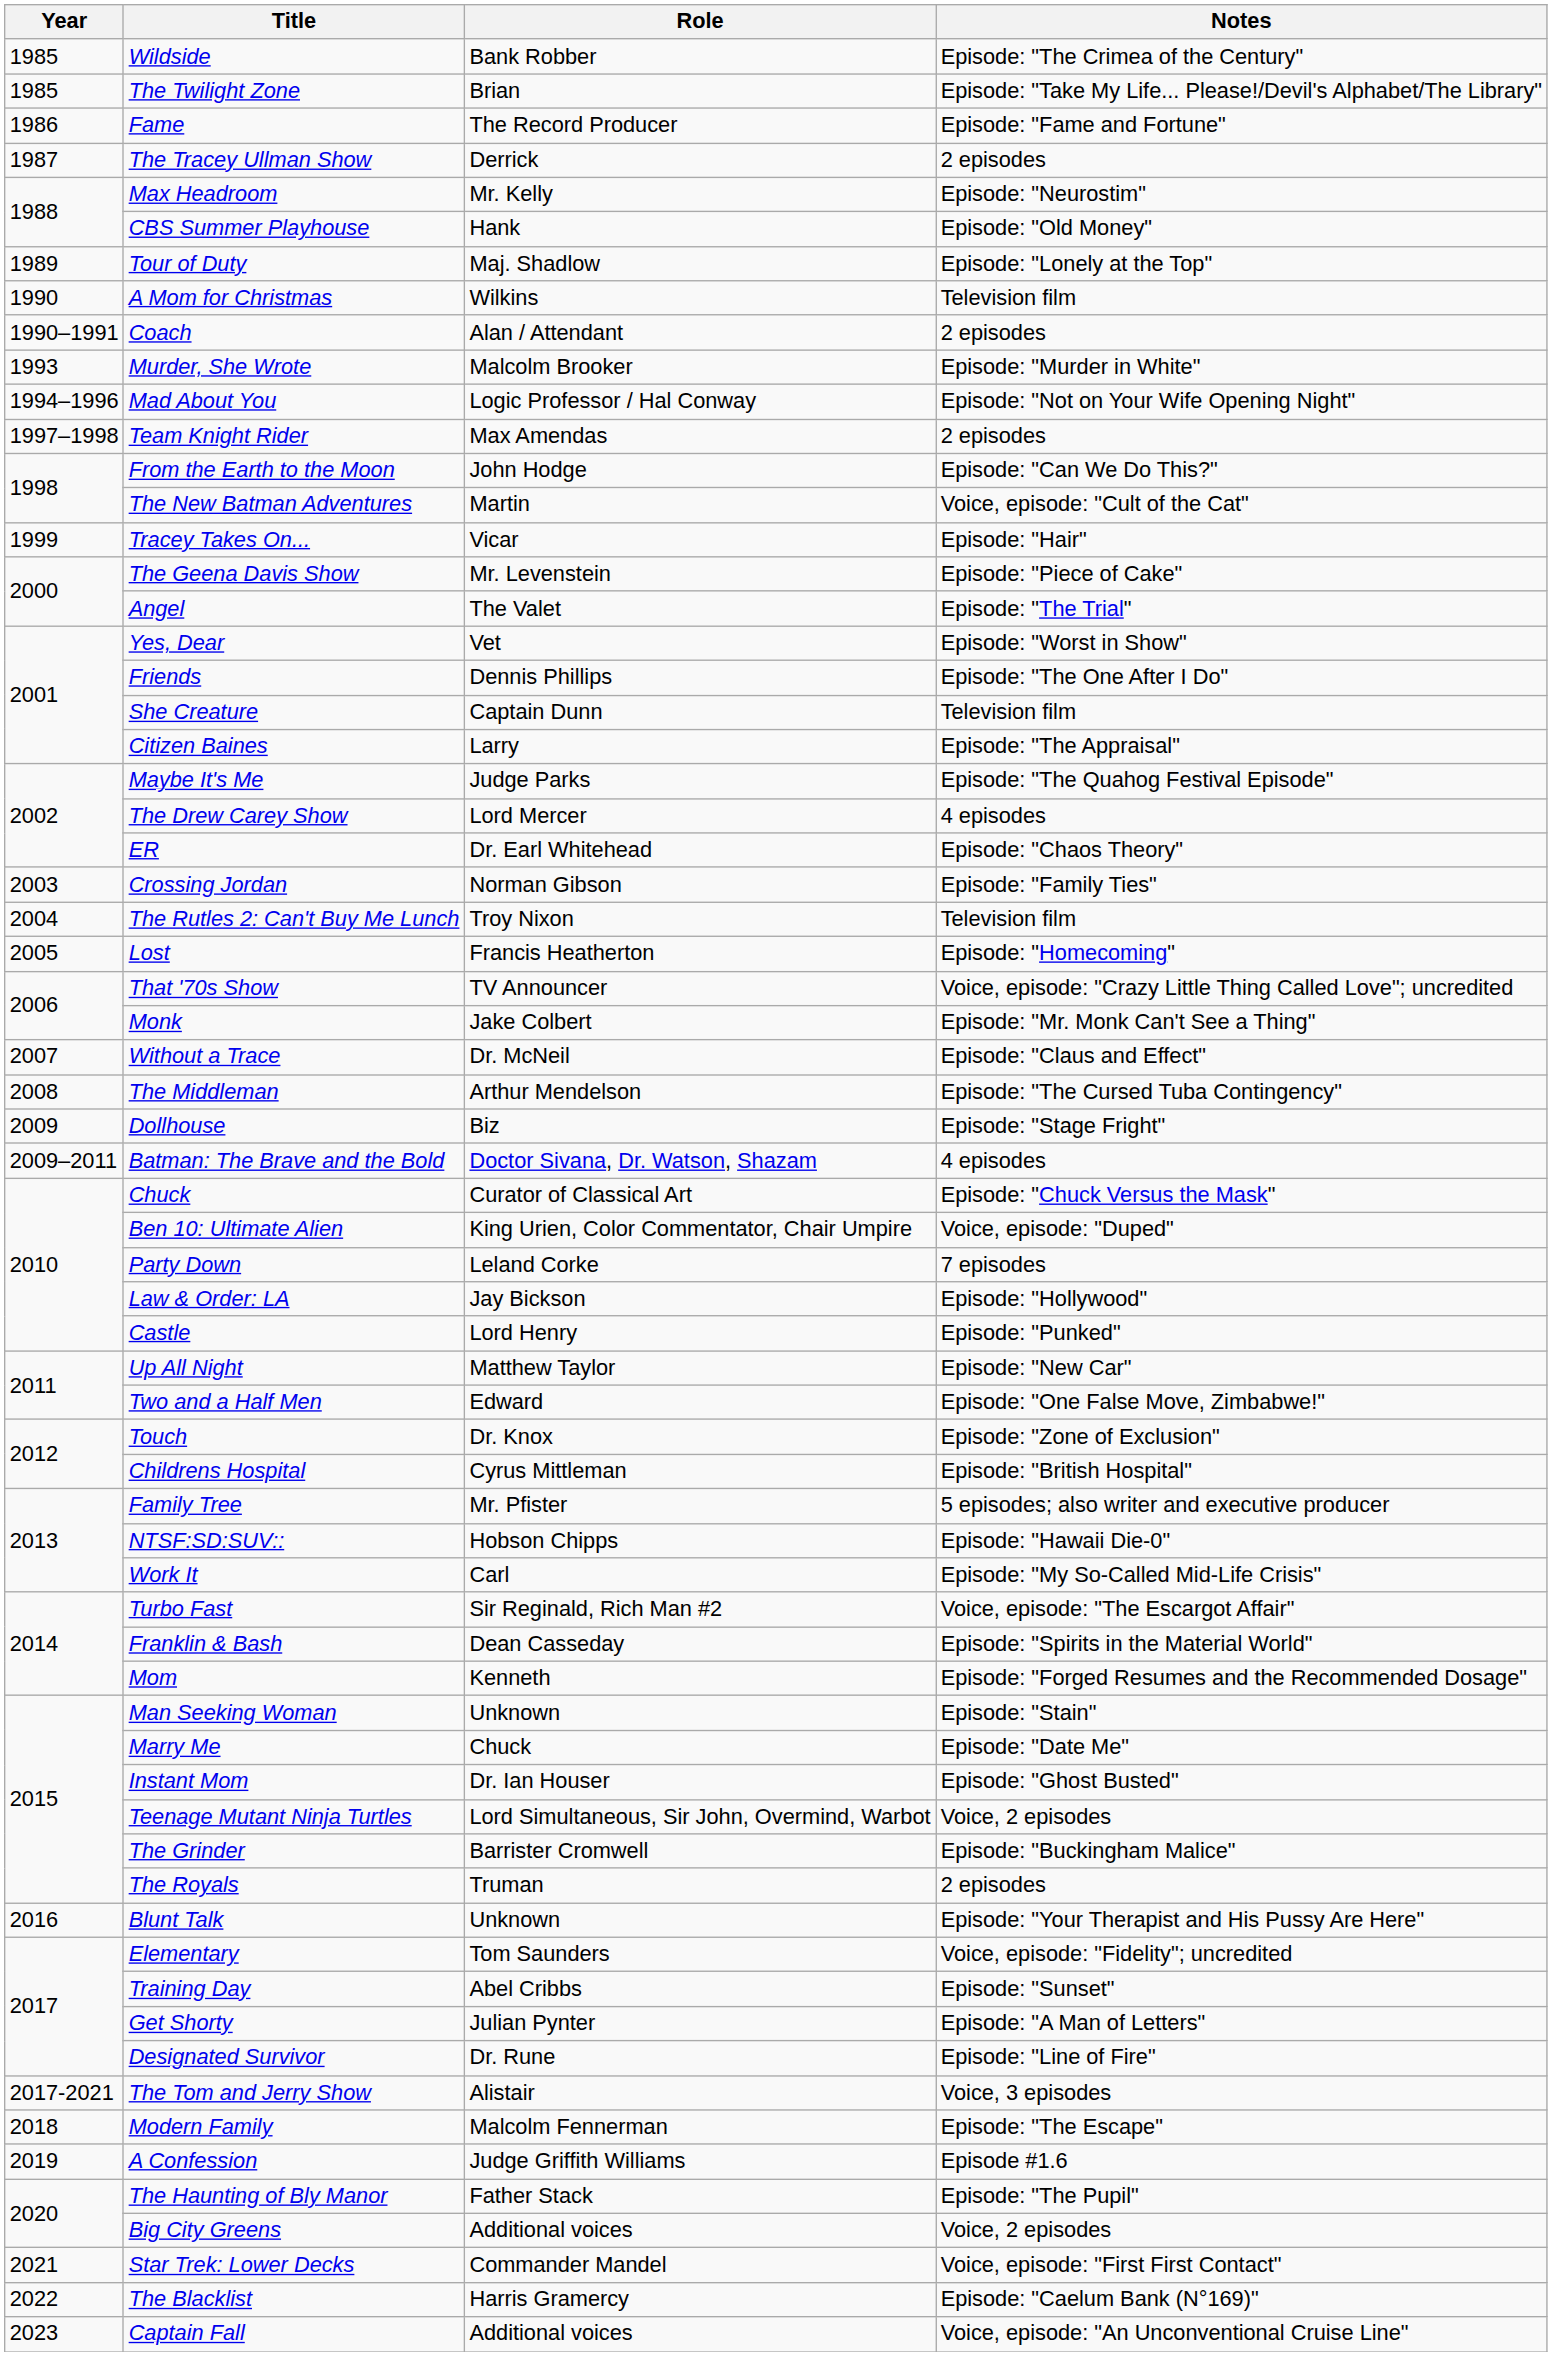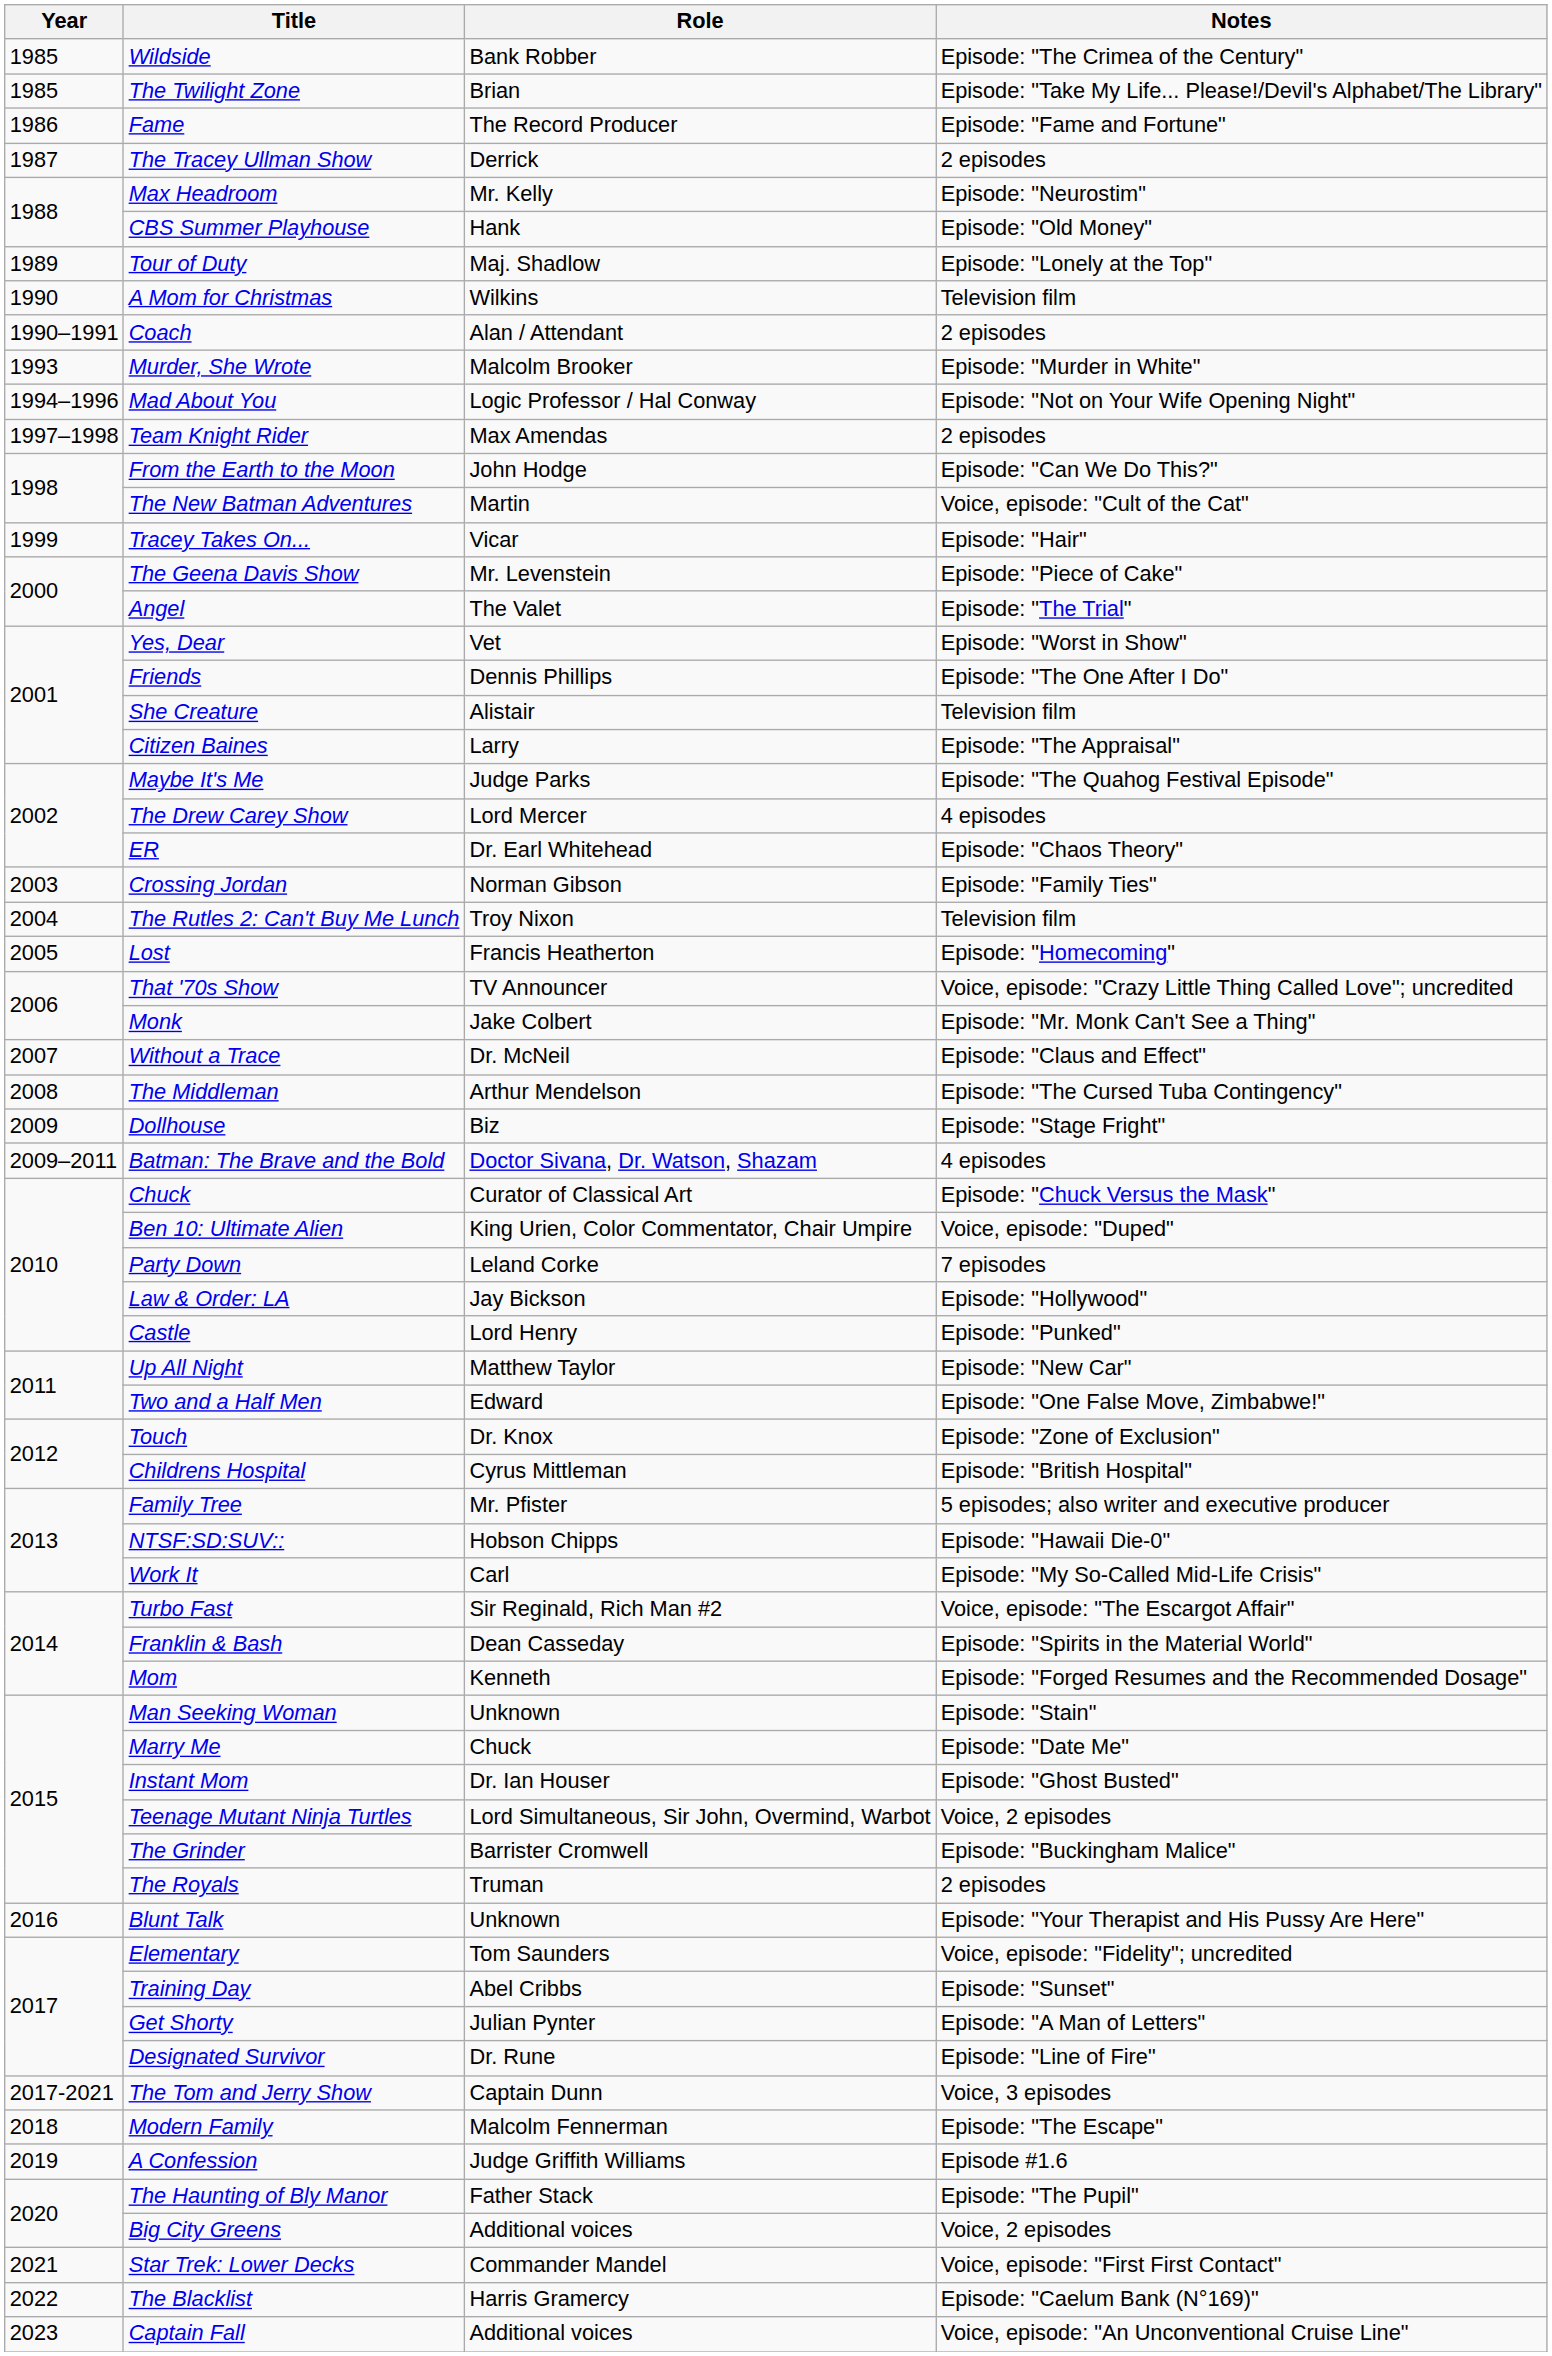(536, 711) Captain Dunn -> (502, 711) Alistair
(502, 2092) Alistair -> (536, 2092) Captain Dunn
